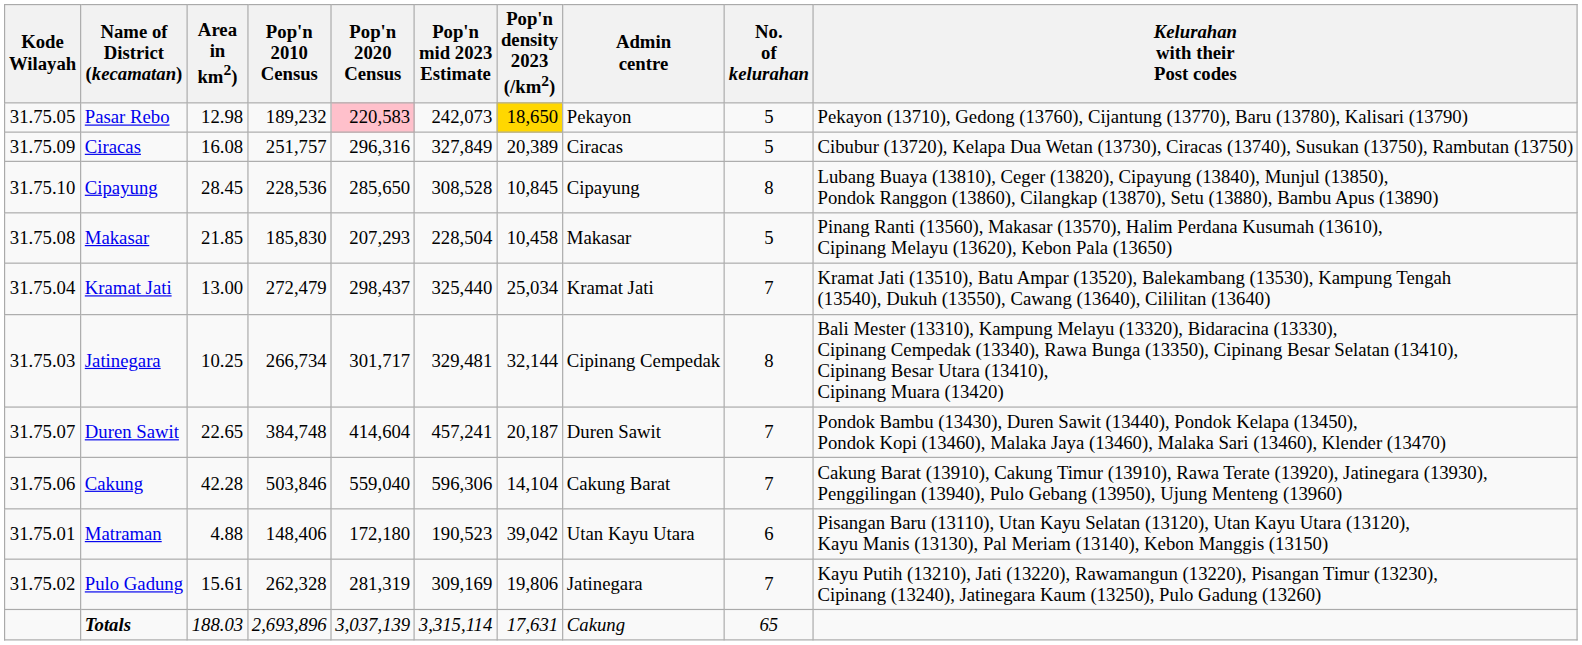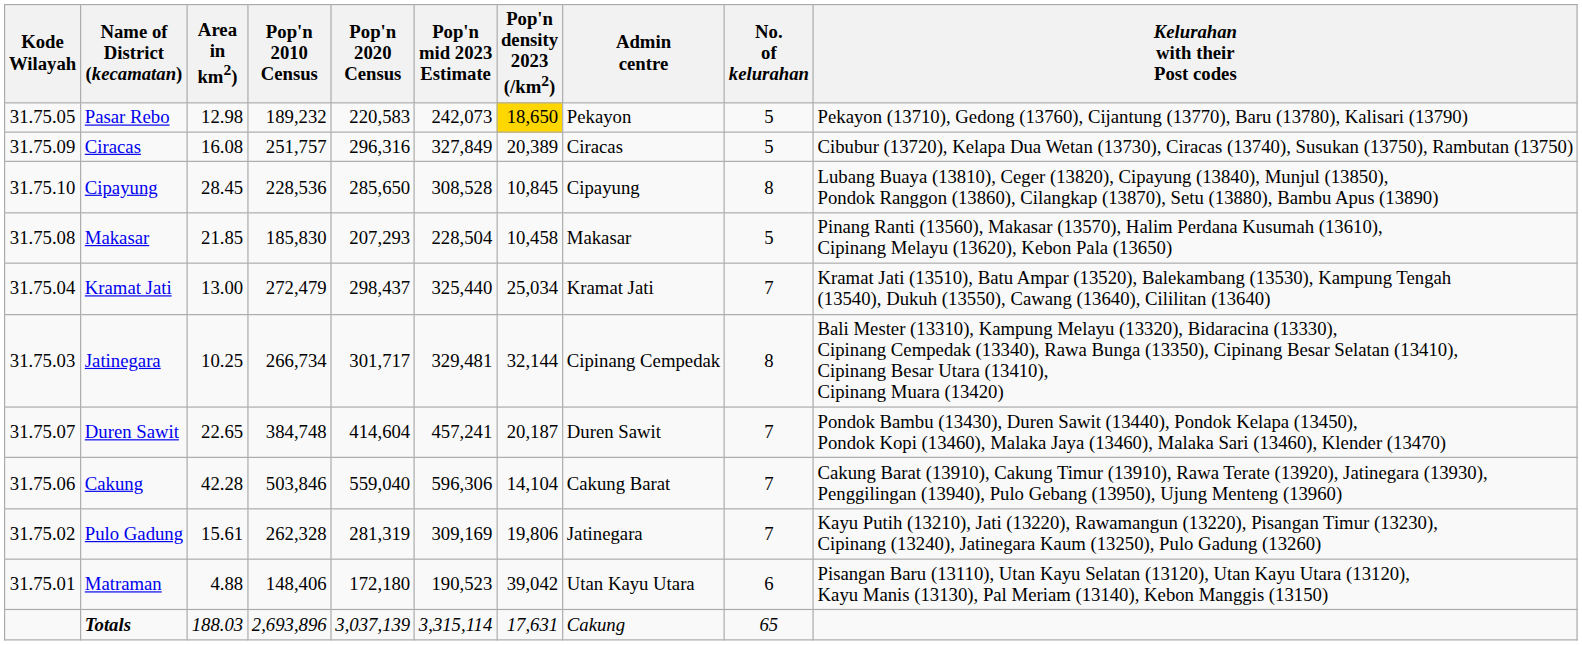(380, 117) pink background -> (380, 117) no background
rows swapped: (134, 584) <-> (123, 533)
